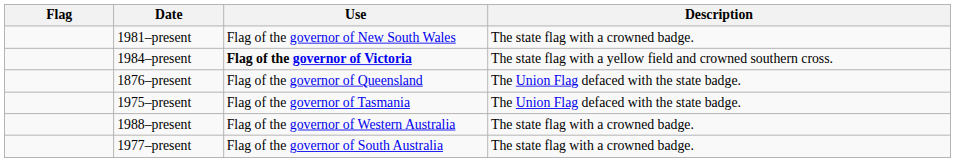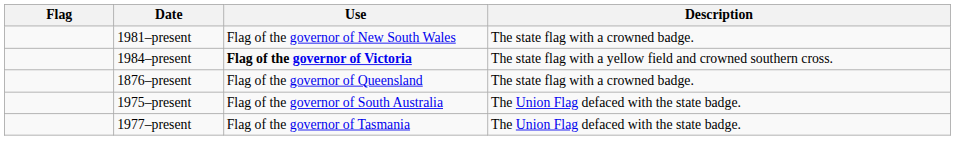(616, 80) The Union Flag defaced with the state badge. -> (592, 80) The state flag with a crowned badge.
(318, 102) Flag of the governor of Tasmania -> (335, 102) Flag of the governor of South Australia
- row: (154, 124)
(335, 146) Flag of the governor of South Australia -> (318, 124) Flag of the governor of Tasmania
(592, 146) The state flag with a crowned badge. -> (616, 124) The Union Flag defaced with the state badge.
